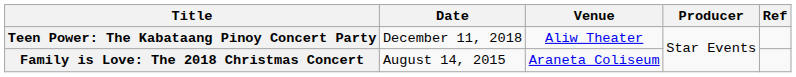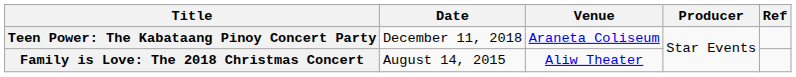(594, 38) Aliw Theater -> (594, 38) Araneta Coliseum
(594, 60) Araneta Coliseum -> (594, 60) Aliw Theater
